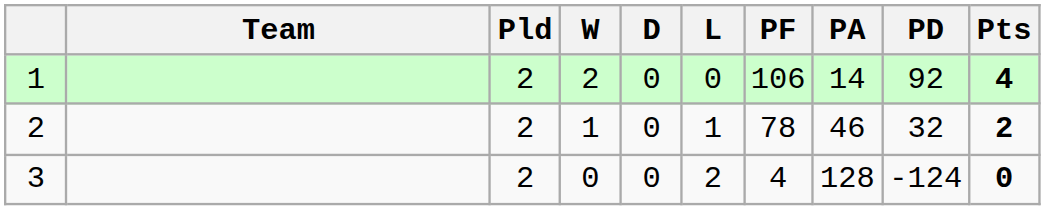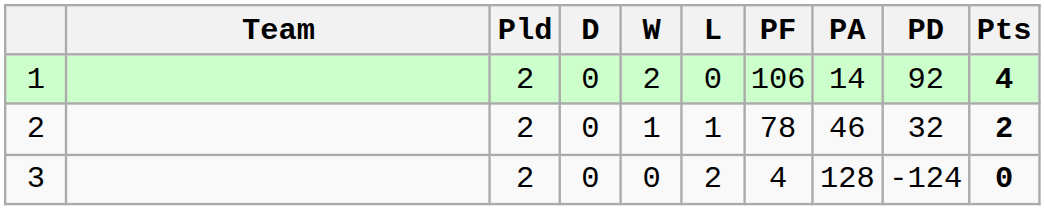columns swapped: (590, 30) <-> (652, 30)
